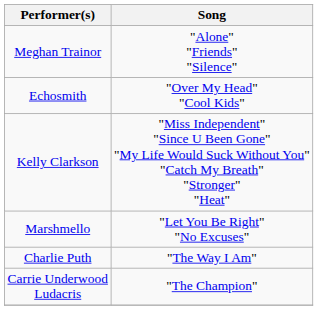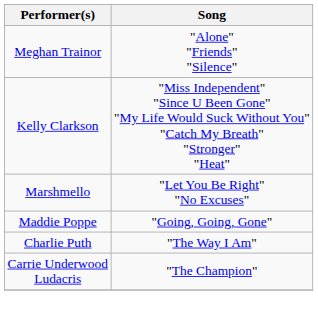- row: (58, 95)
+ row: (58, 221)
